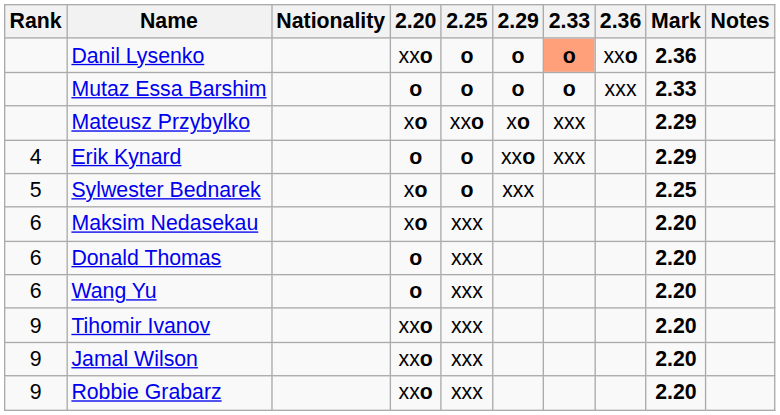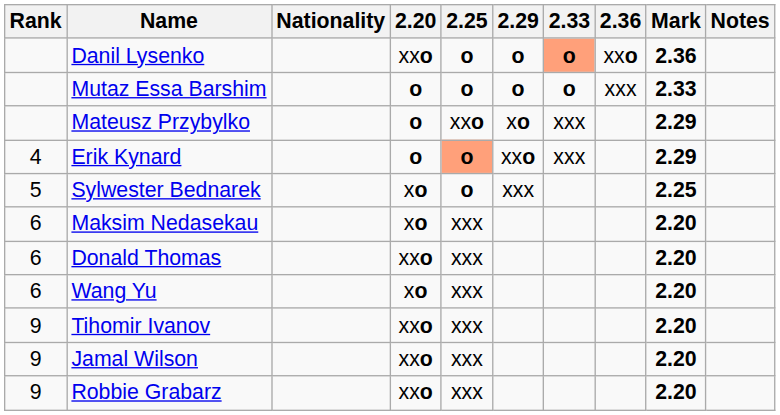(416, 122) xo -> (416, 122) o
(467, 156) no background -> (467, 156) lightsalmon background
(416, 257) o -> (416, 257) xxo
(416, 291) o -> (416, 291) xo
